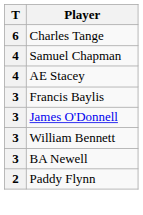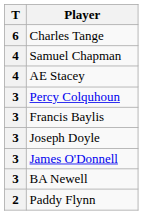+ row: (75, 96)
+ row: (65, 138)
- row: (72, 138)
